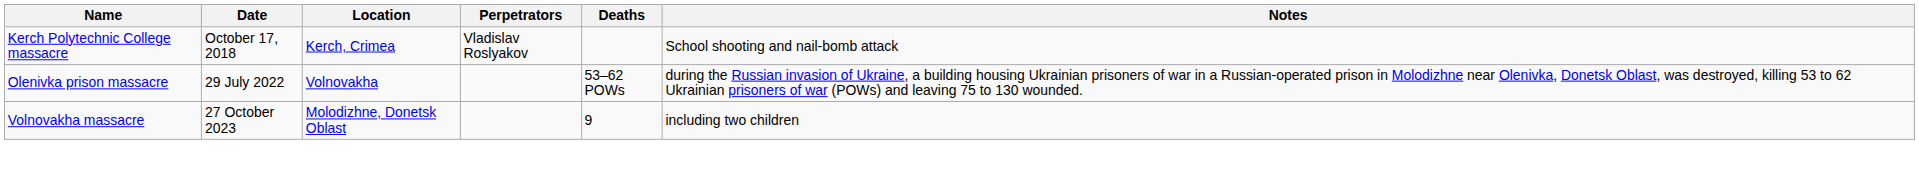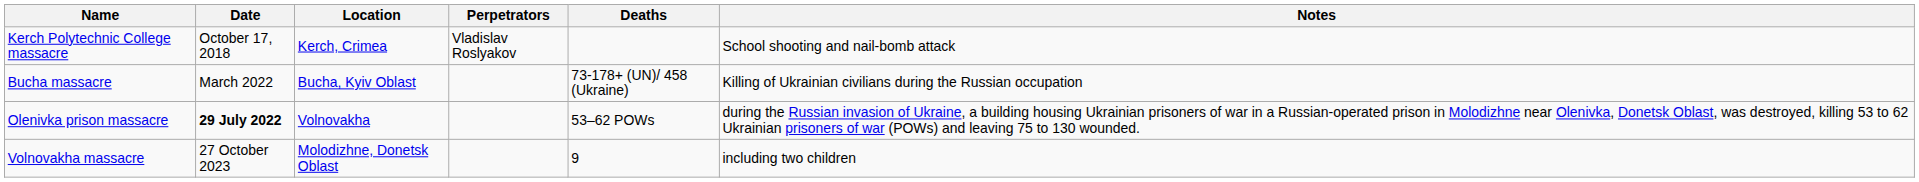+ row: (60, 83)
(245, 83) normal -> (240, 121) bold
